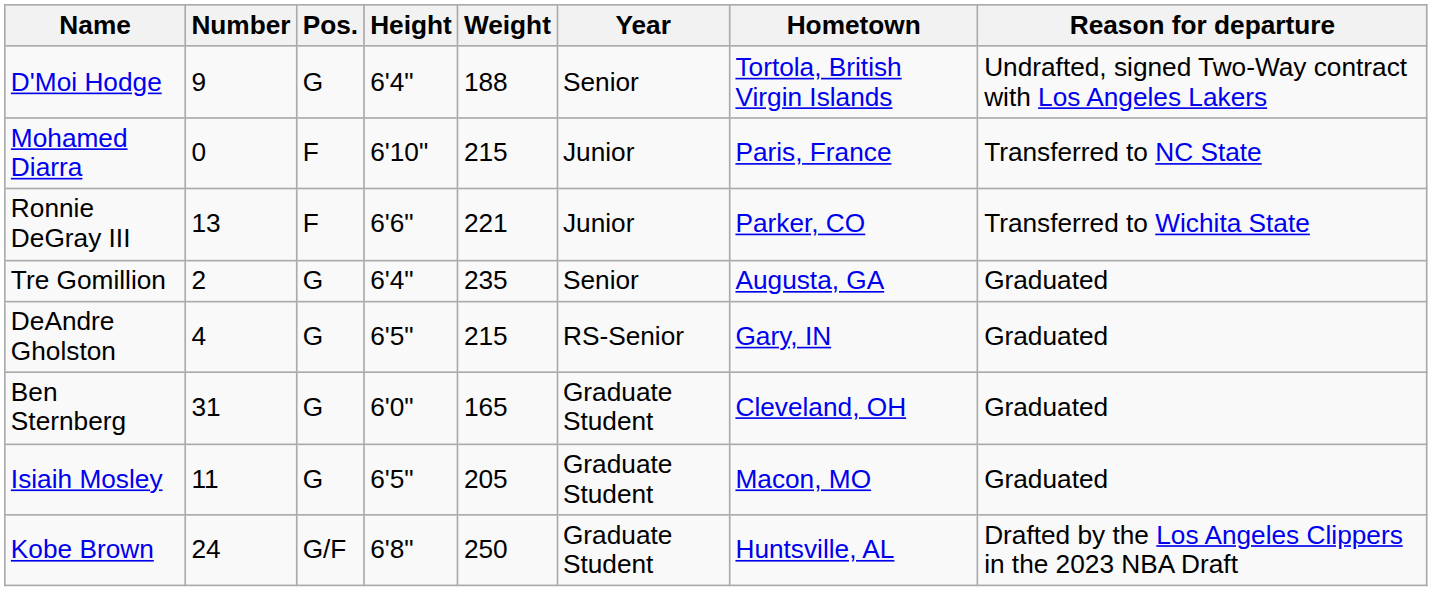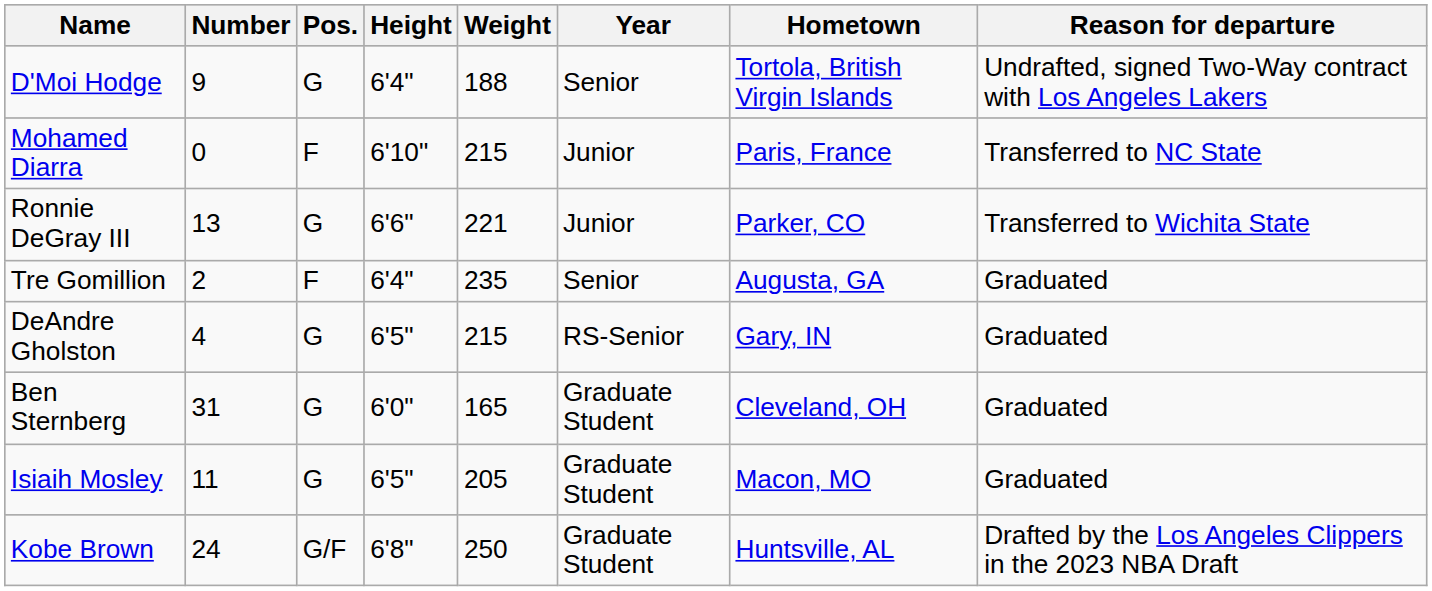(311, 223) F -> (313, 223) G
(313, 280) G -> (311, 280) F
